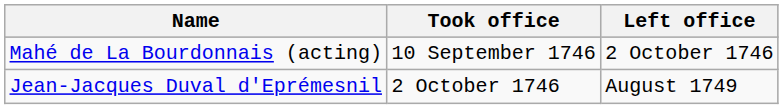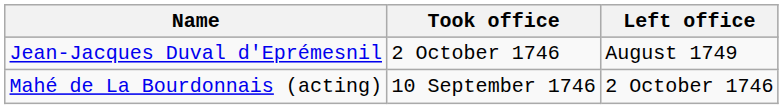rows swapped: (196, 54) <-> (196, 86)
